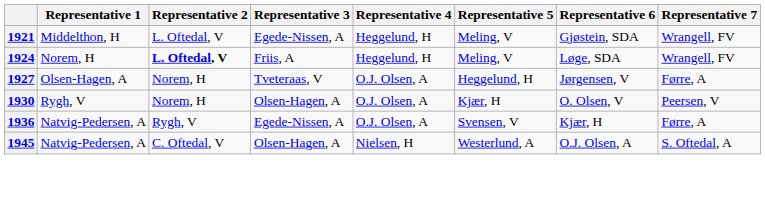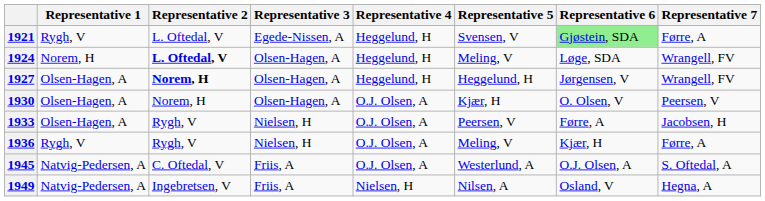(80, 36) Middelthon, H -> (63, 36) Rygh, V
(485, 36) Meling, V -> (488, 36) Svensen, V
(599, 36) no background -> (599, 36) lightgreen background
(698, 36) Wrangell, FV -> (684, 36) Førre, A
(274, 57) Friis, A -> (297, 57) Olsen-Hagen, A
(179, 79) normal -> (180, 79) bold
(288, 79) Tveteraas, V -> (297, 79) Olsen-Hagen, A
(392, 79) O.J. Olsen, A -> (394, 79) Heggelund, H
(684, 79) Førre, A -> (698, 79) Wrangell, FV
(63, 100) Rygh, V -> (84, 100) Olsen-Hagen, A
+ row: (21, 121)
(93, 121) Natvig-Pedersen, A -> (63, 143) Rygh, V
(299, 121) Egede-Nissen, A -> (283, 143) Nielsen, H
(488, 121) Svensen, V -> (485, 143) Meling, V
(297, 143) Olsen-Hagen, A -> (274, 164) Friis, A
(385, 143) Nielsen, H -> (392, 164) O.J. Olsen, A
+ row: (21, 185)
